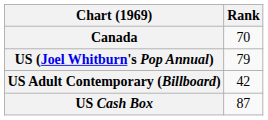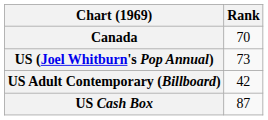(243, 59) 79 -> (243, 59) 73
